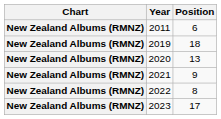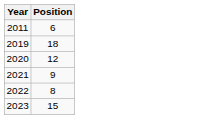- column: (75, 12)
(195, 59) 13 -> (53, 59) 12
(195, 106) 17 -> (53, 106) 15
